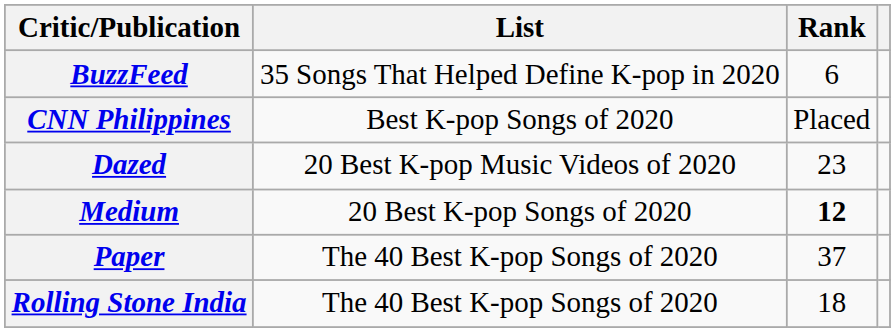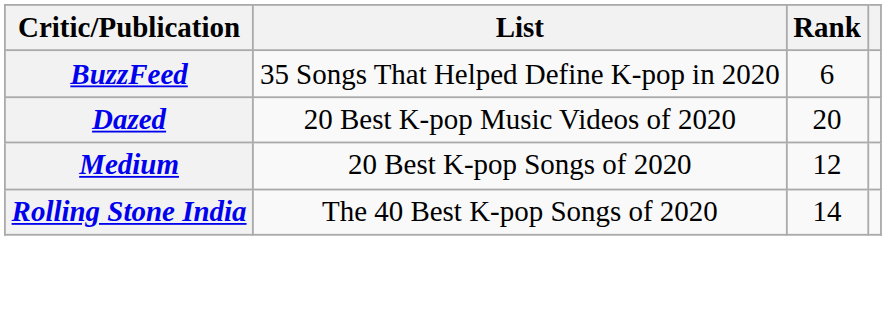- row: (129, 119)
(832, 165) 23 -> (827, 119) 20
(832, 211) bold -> (827, 165) normal
- row: (129, 257)
(832, 303) 18 -> (827, 211) 14
